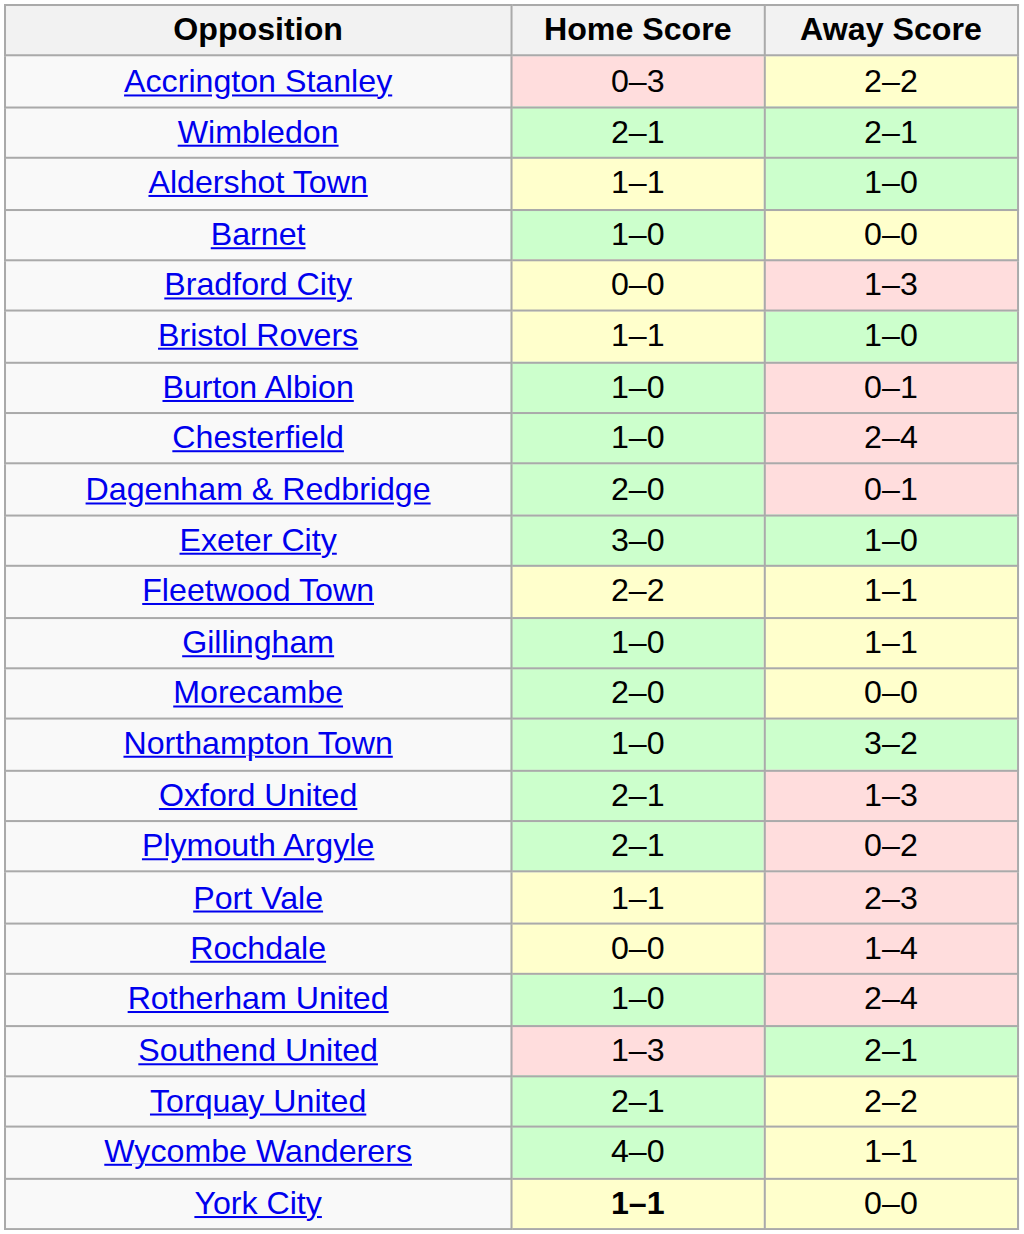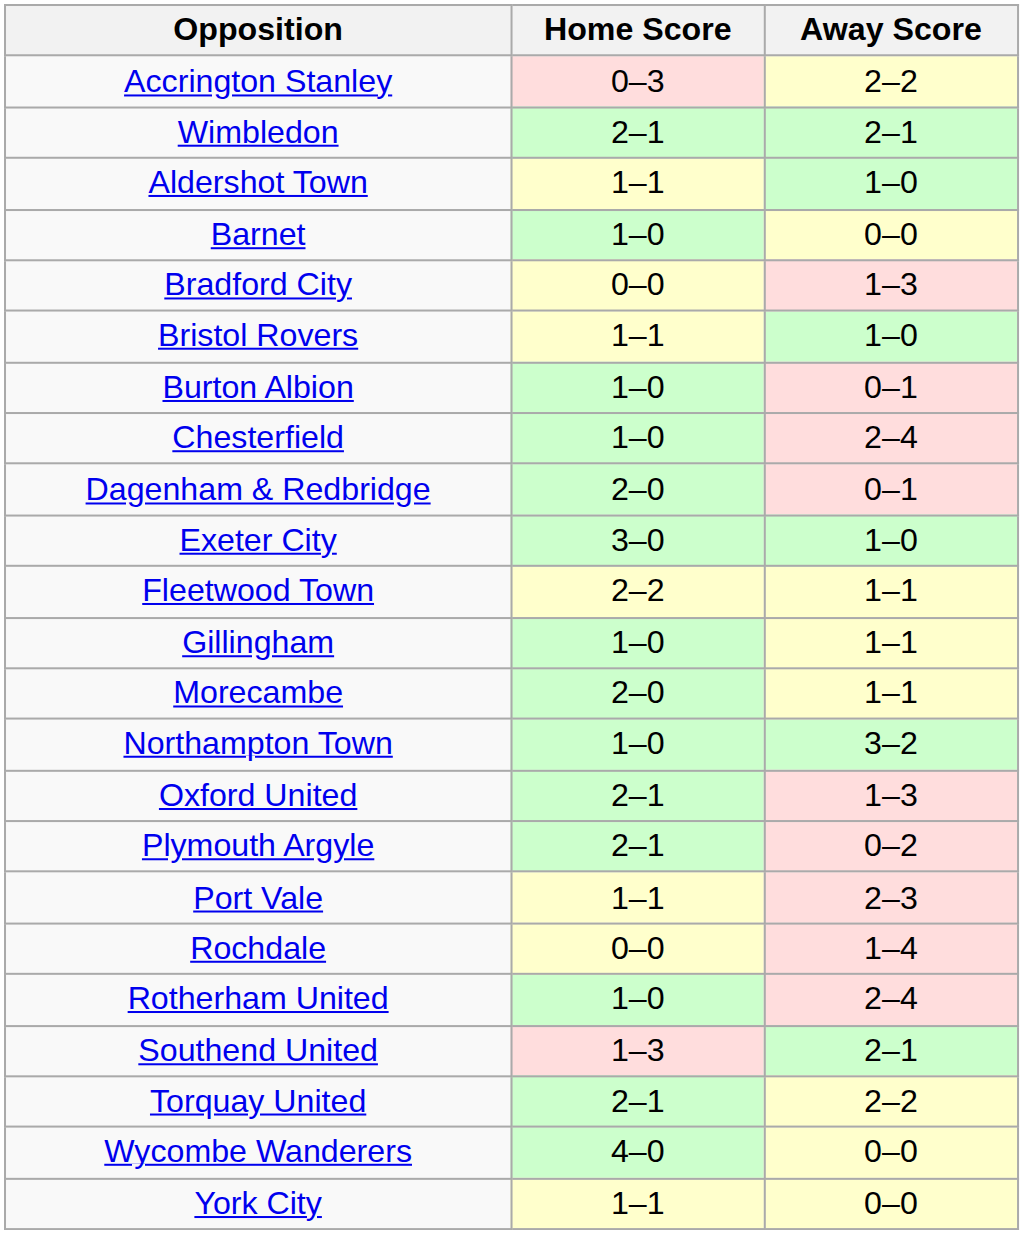(891, 693) 0–0 -> (891, 693) 1–1
(891, 1152) 1–1 -> (891, 1152) 0–0
(638, 1203) bold -> (638, 1203) normal
